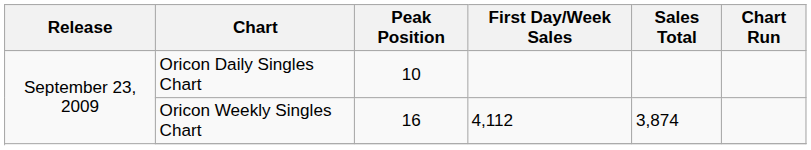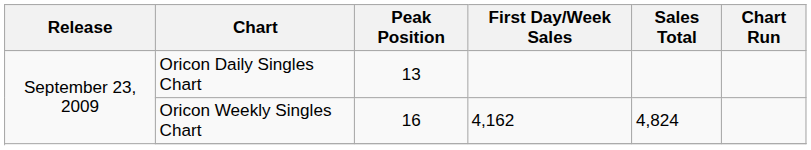(411, 74) 10 -> (411, 74) 13
(492, 120) 4,112 -> (493, 120) 4,162
(657, 120) 3,874 -> (657, 120) 4,824
